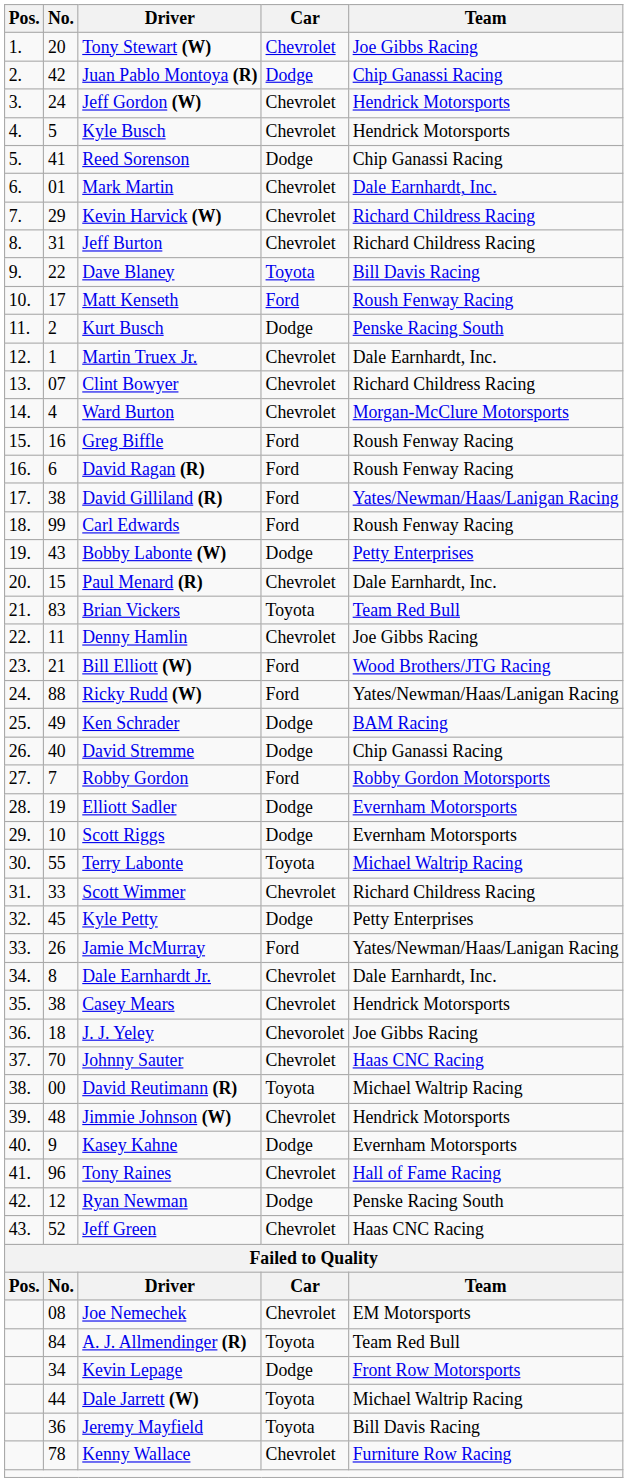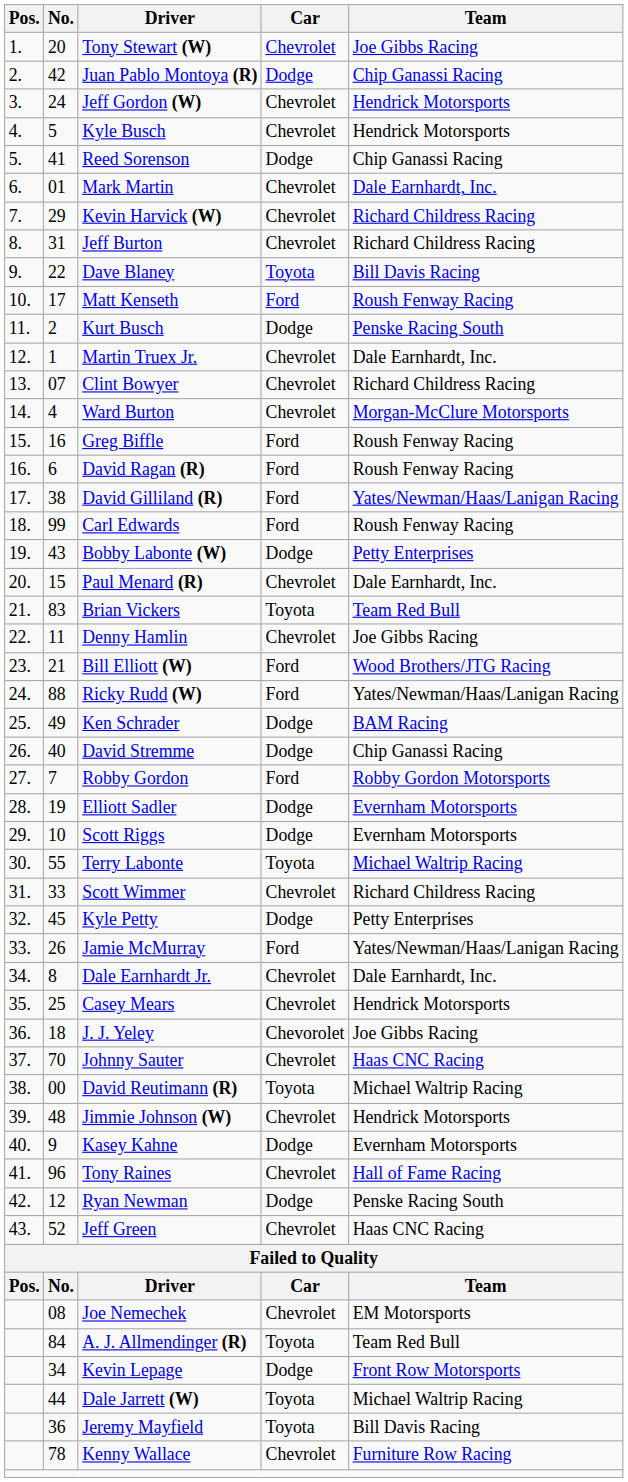(57, 1004) 38 -> (57, 1004) 25
